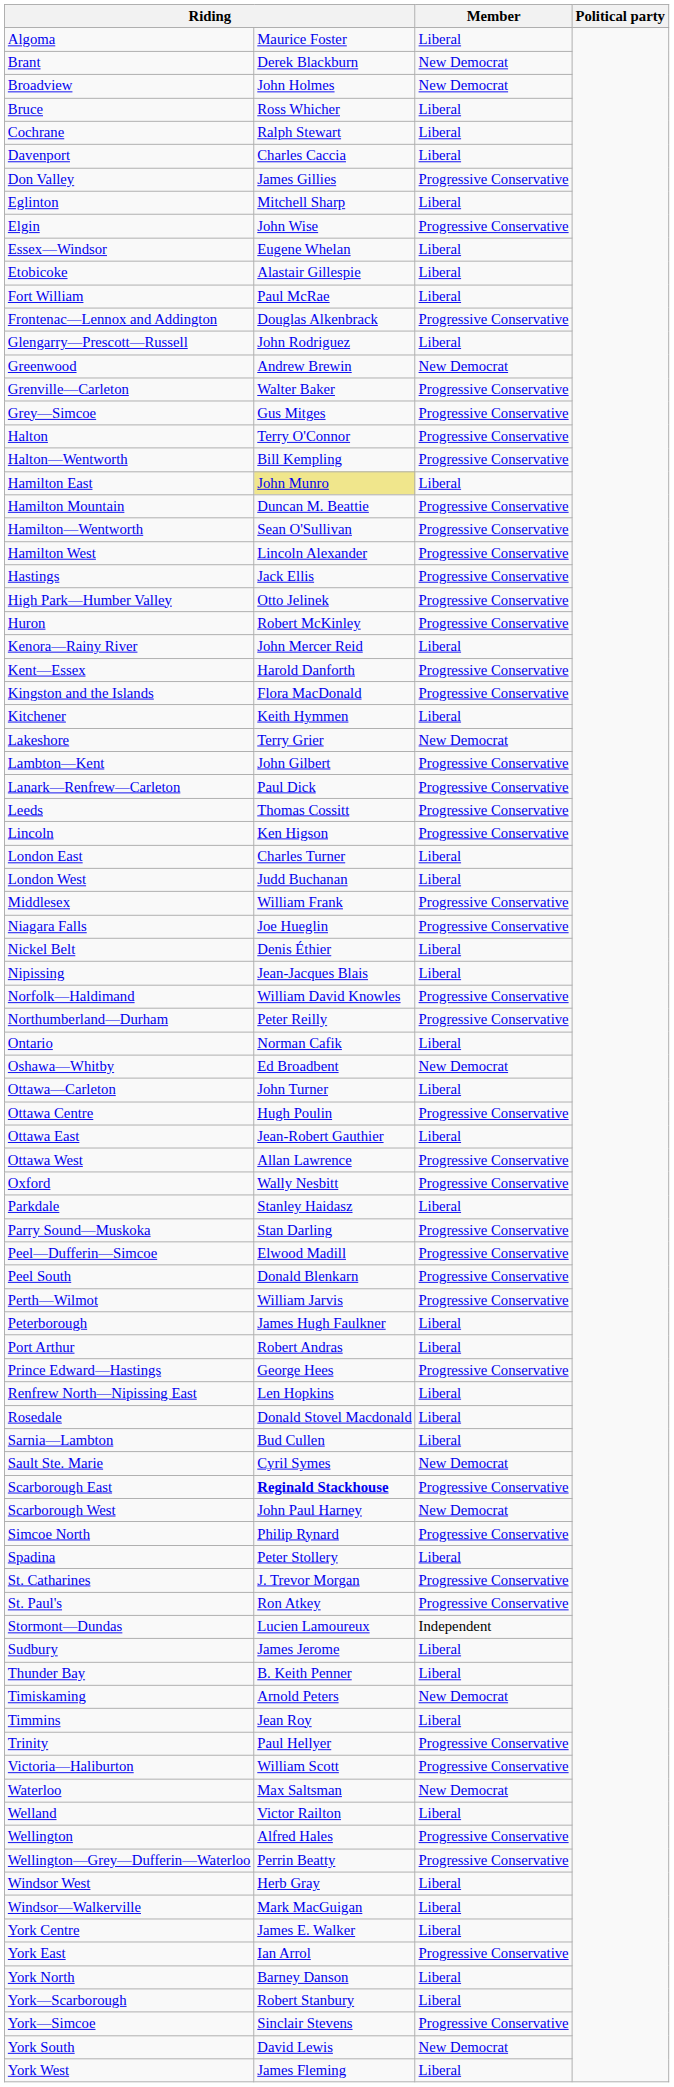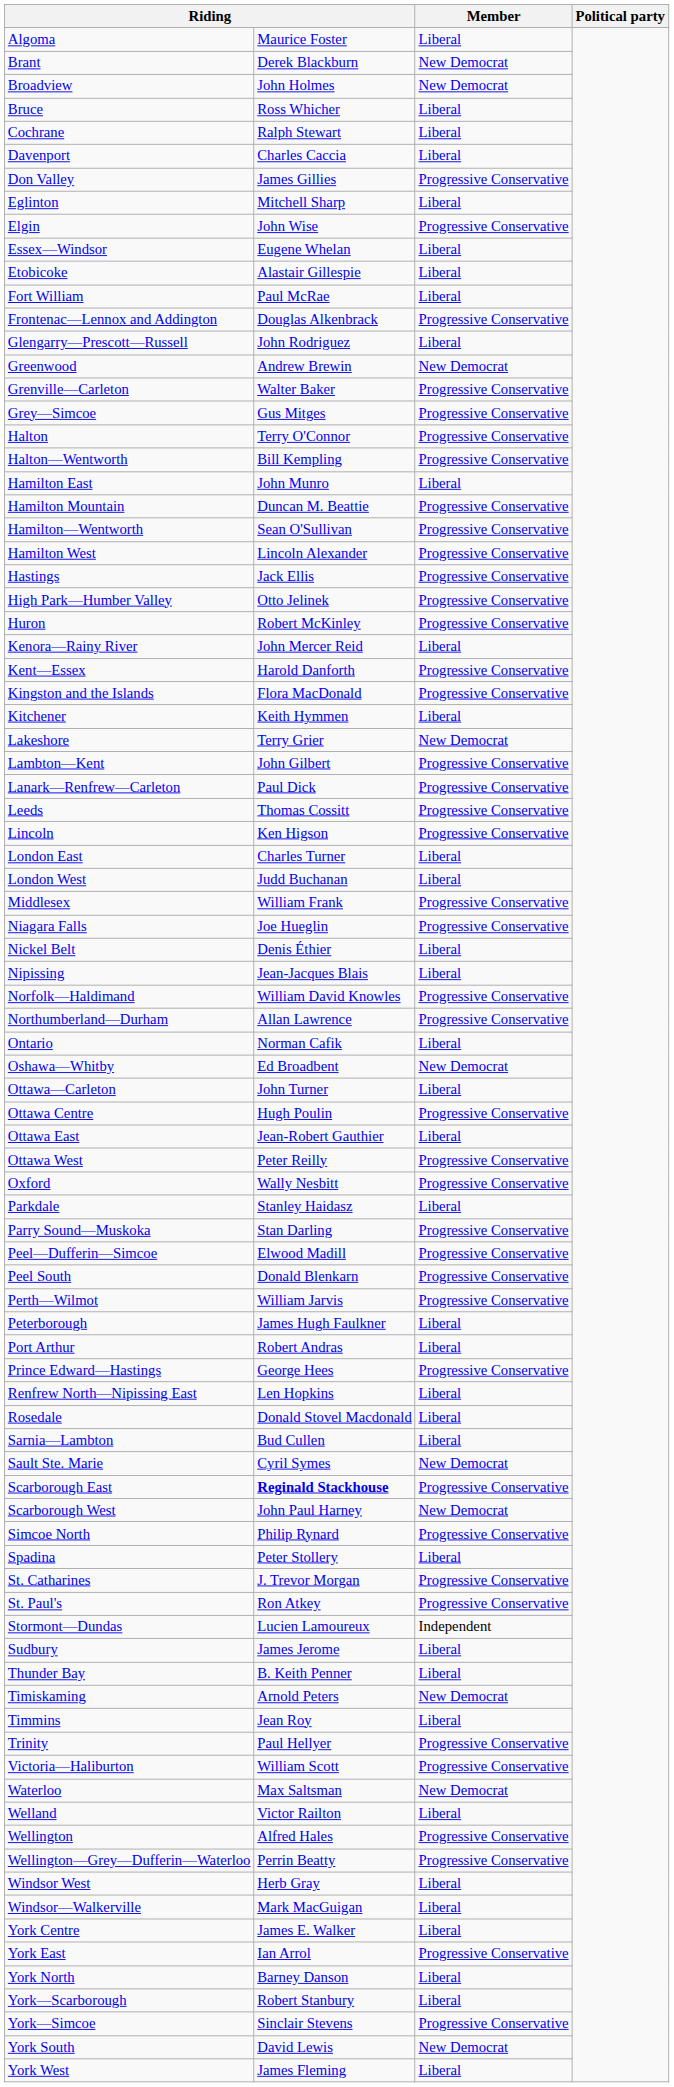(293, 483) khaki background -> (293, 483) no background
(292, 1020) Peter Reilly -> (304, 1020) Allan Lawrence
(304, 1160) Allan Lawrence -> (292, 1160) Peter Reilly
